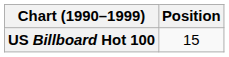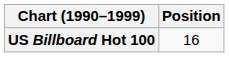(191, 39) 15 -> (191, 39) 16
